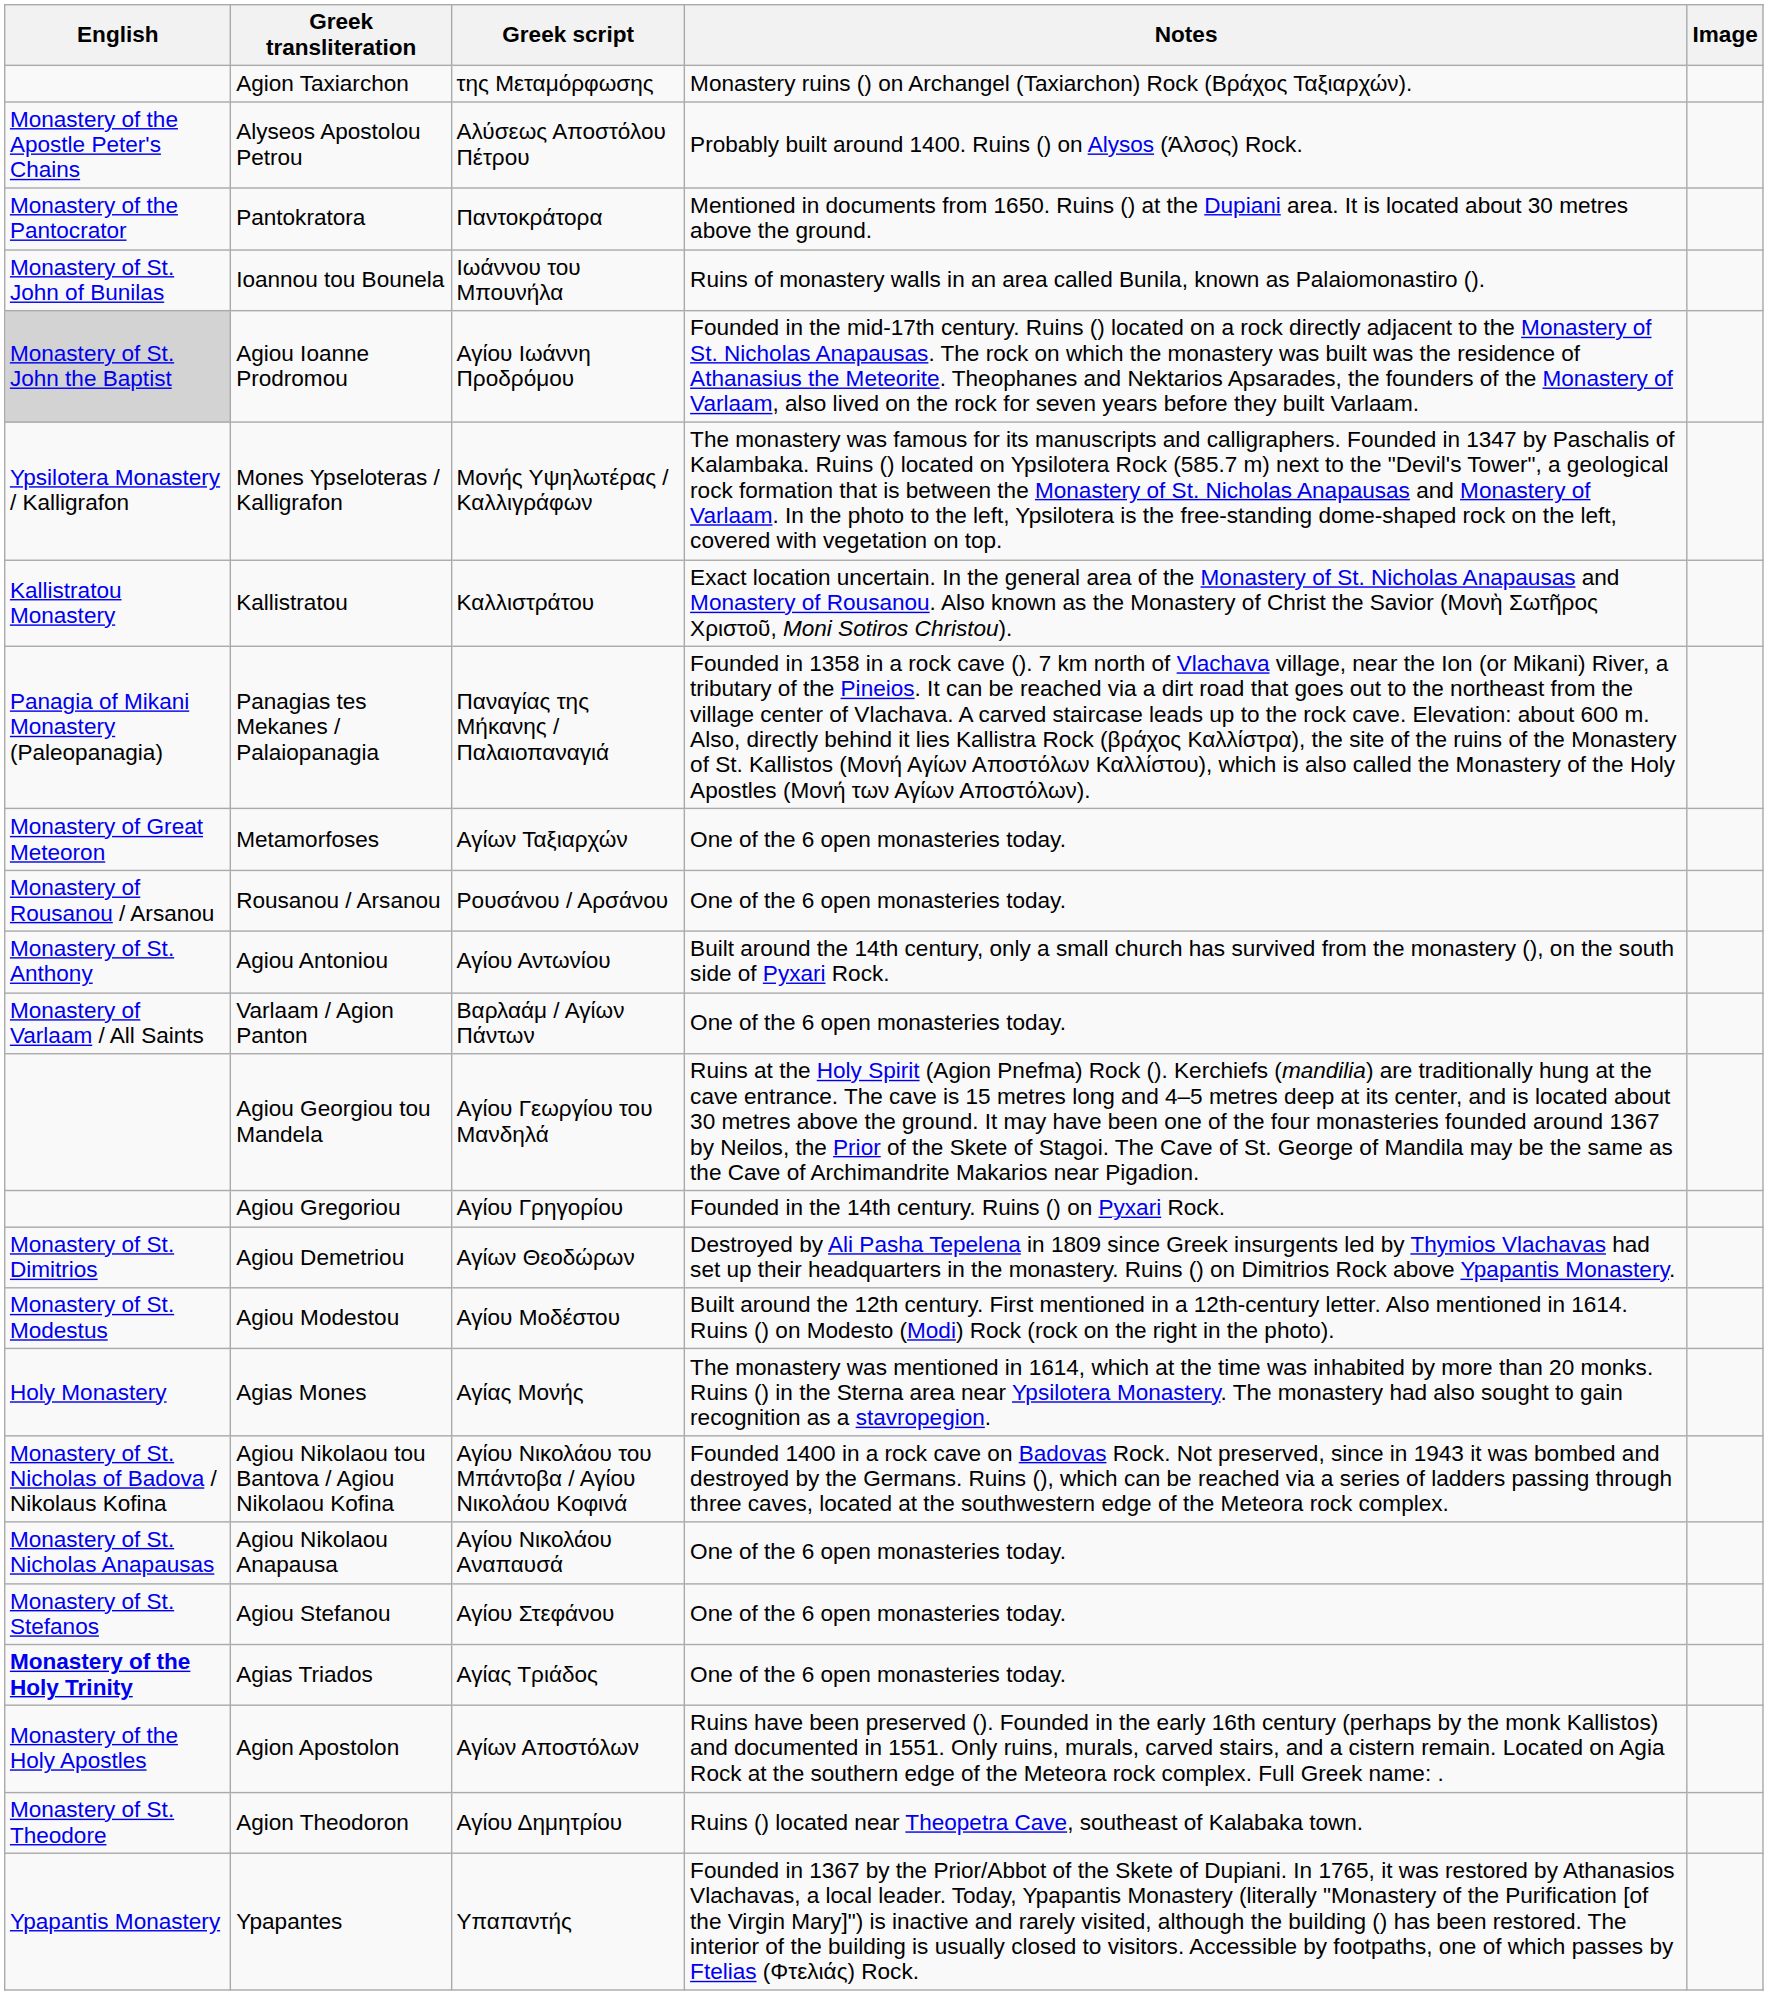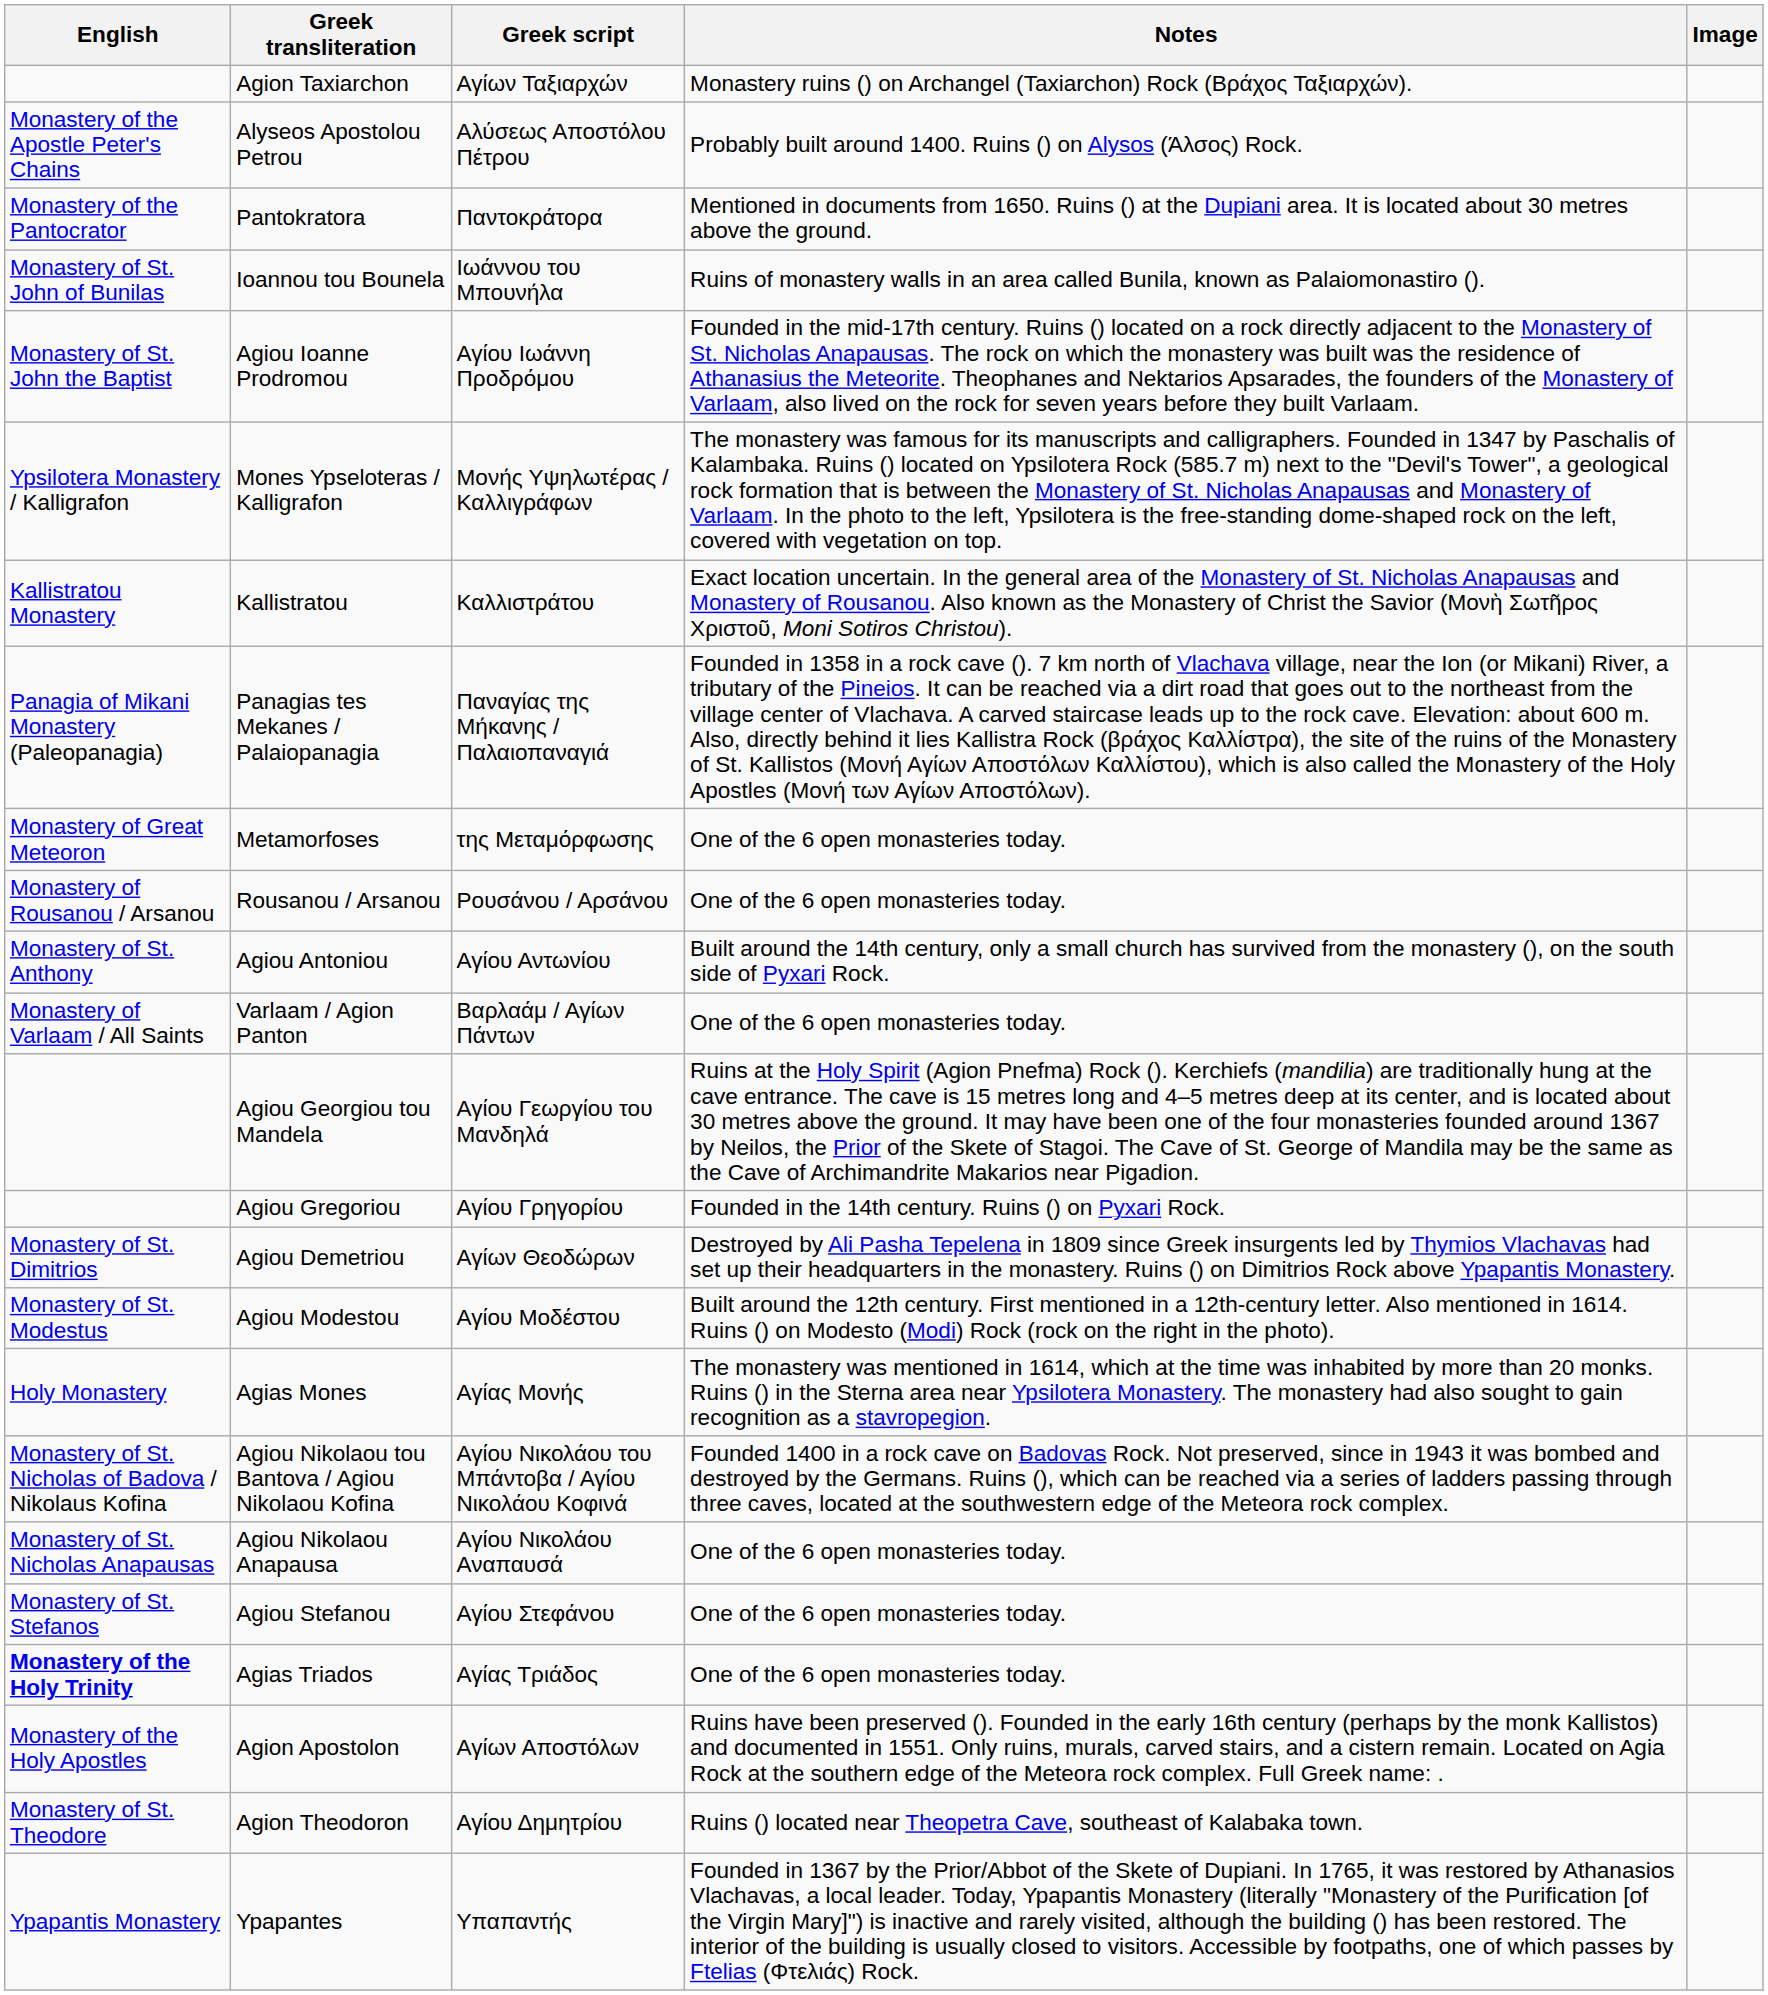(555, 83) της Μεταμόρφωσης -> (542, 83) Αγίων Ταξιαρχών
(92, 366) lightgrey background -> (92, 366) no background
(542, 839) Αγίων Ταξιαρχών -> (555, 839) της Μεταμόρφωσης
